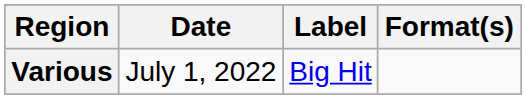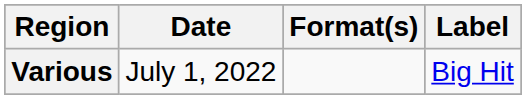columns swapped: (449, 26) <-> (331, 26)
